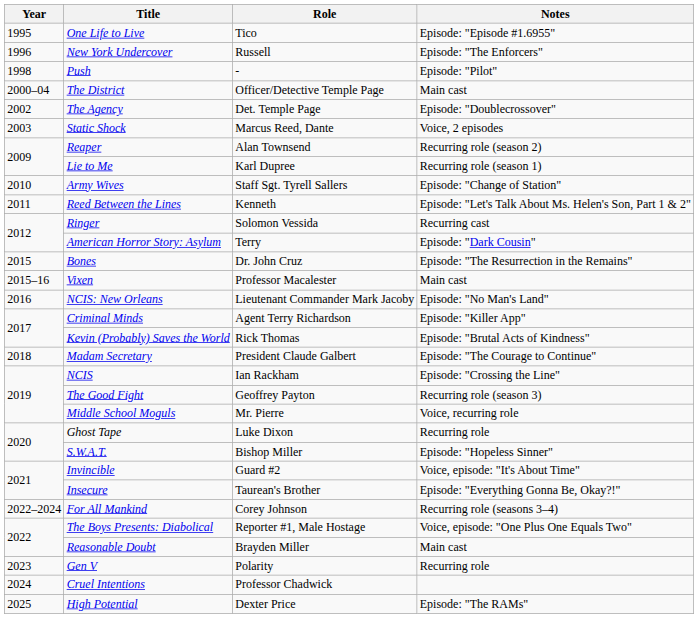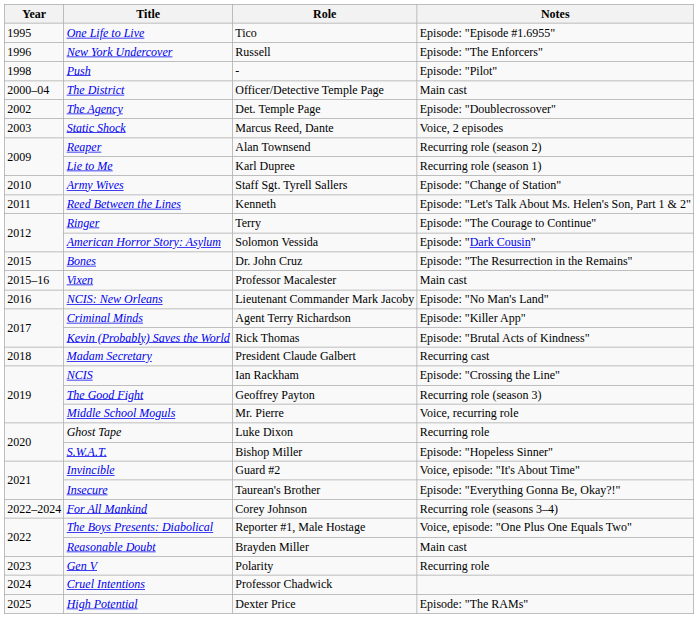(277, 223) Solomon Vessida -> (248, 223) Terry
(455, 223) Recurring cast -> (508, 223) Episode: "The Courage to Continue"
(248, 242) Terry -> (277, 242) Solomon Vessida
(508, 356) Episode: "The Courage to Continue" -> (455, 356) Recurring cast
